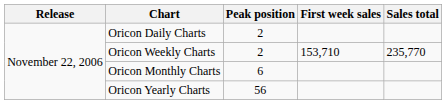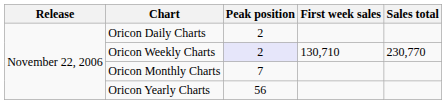(260, 52) no background -> (260, 52) lavender background
(320, 52) 153,710 -> (320, 52) 130,710
(406, 52) 235,770 -> (406, 52) 230,770
(260, 71) 6 -> (260, 71) 7
